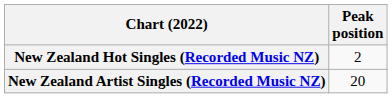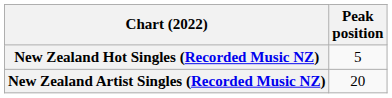(358, 57) 2 -> (358, 57) 5
